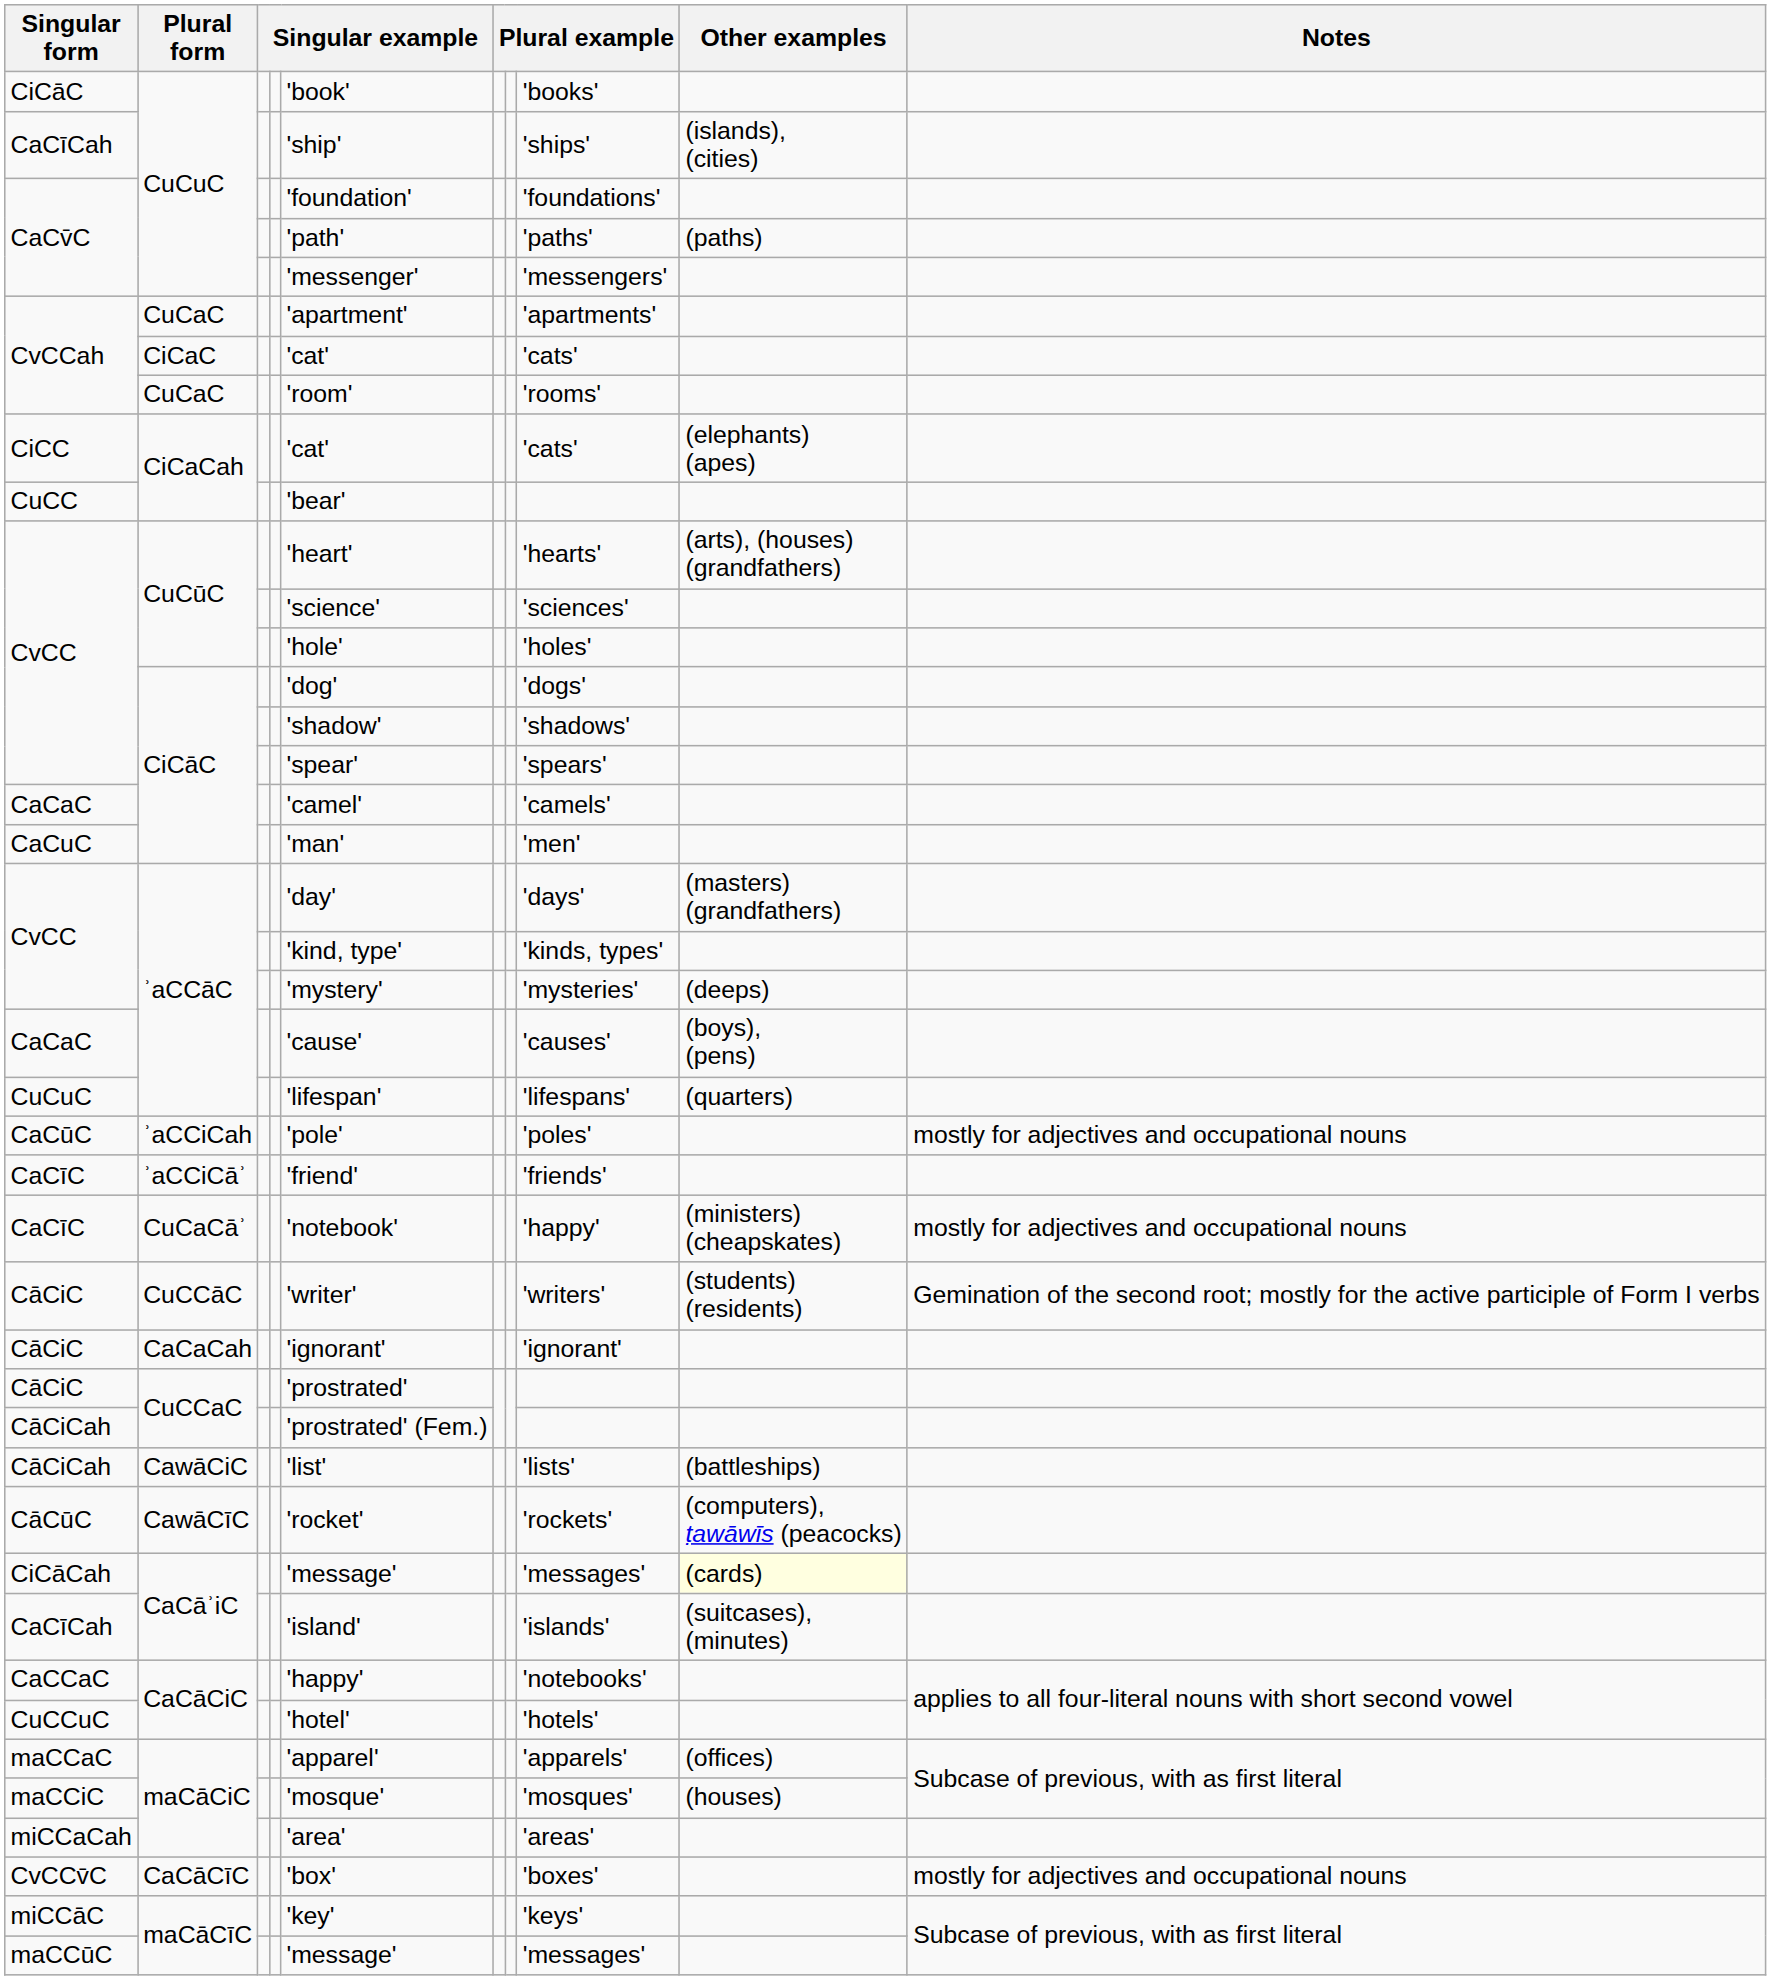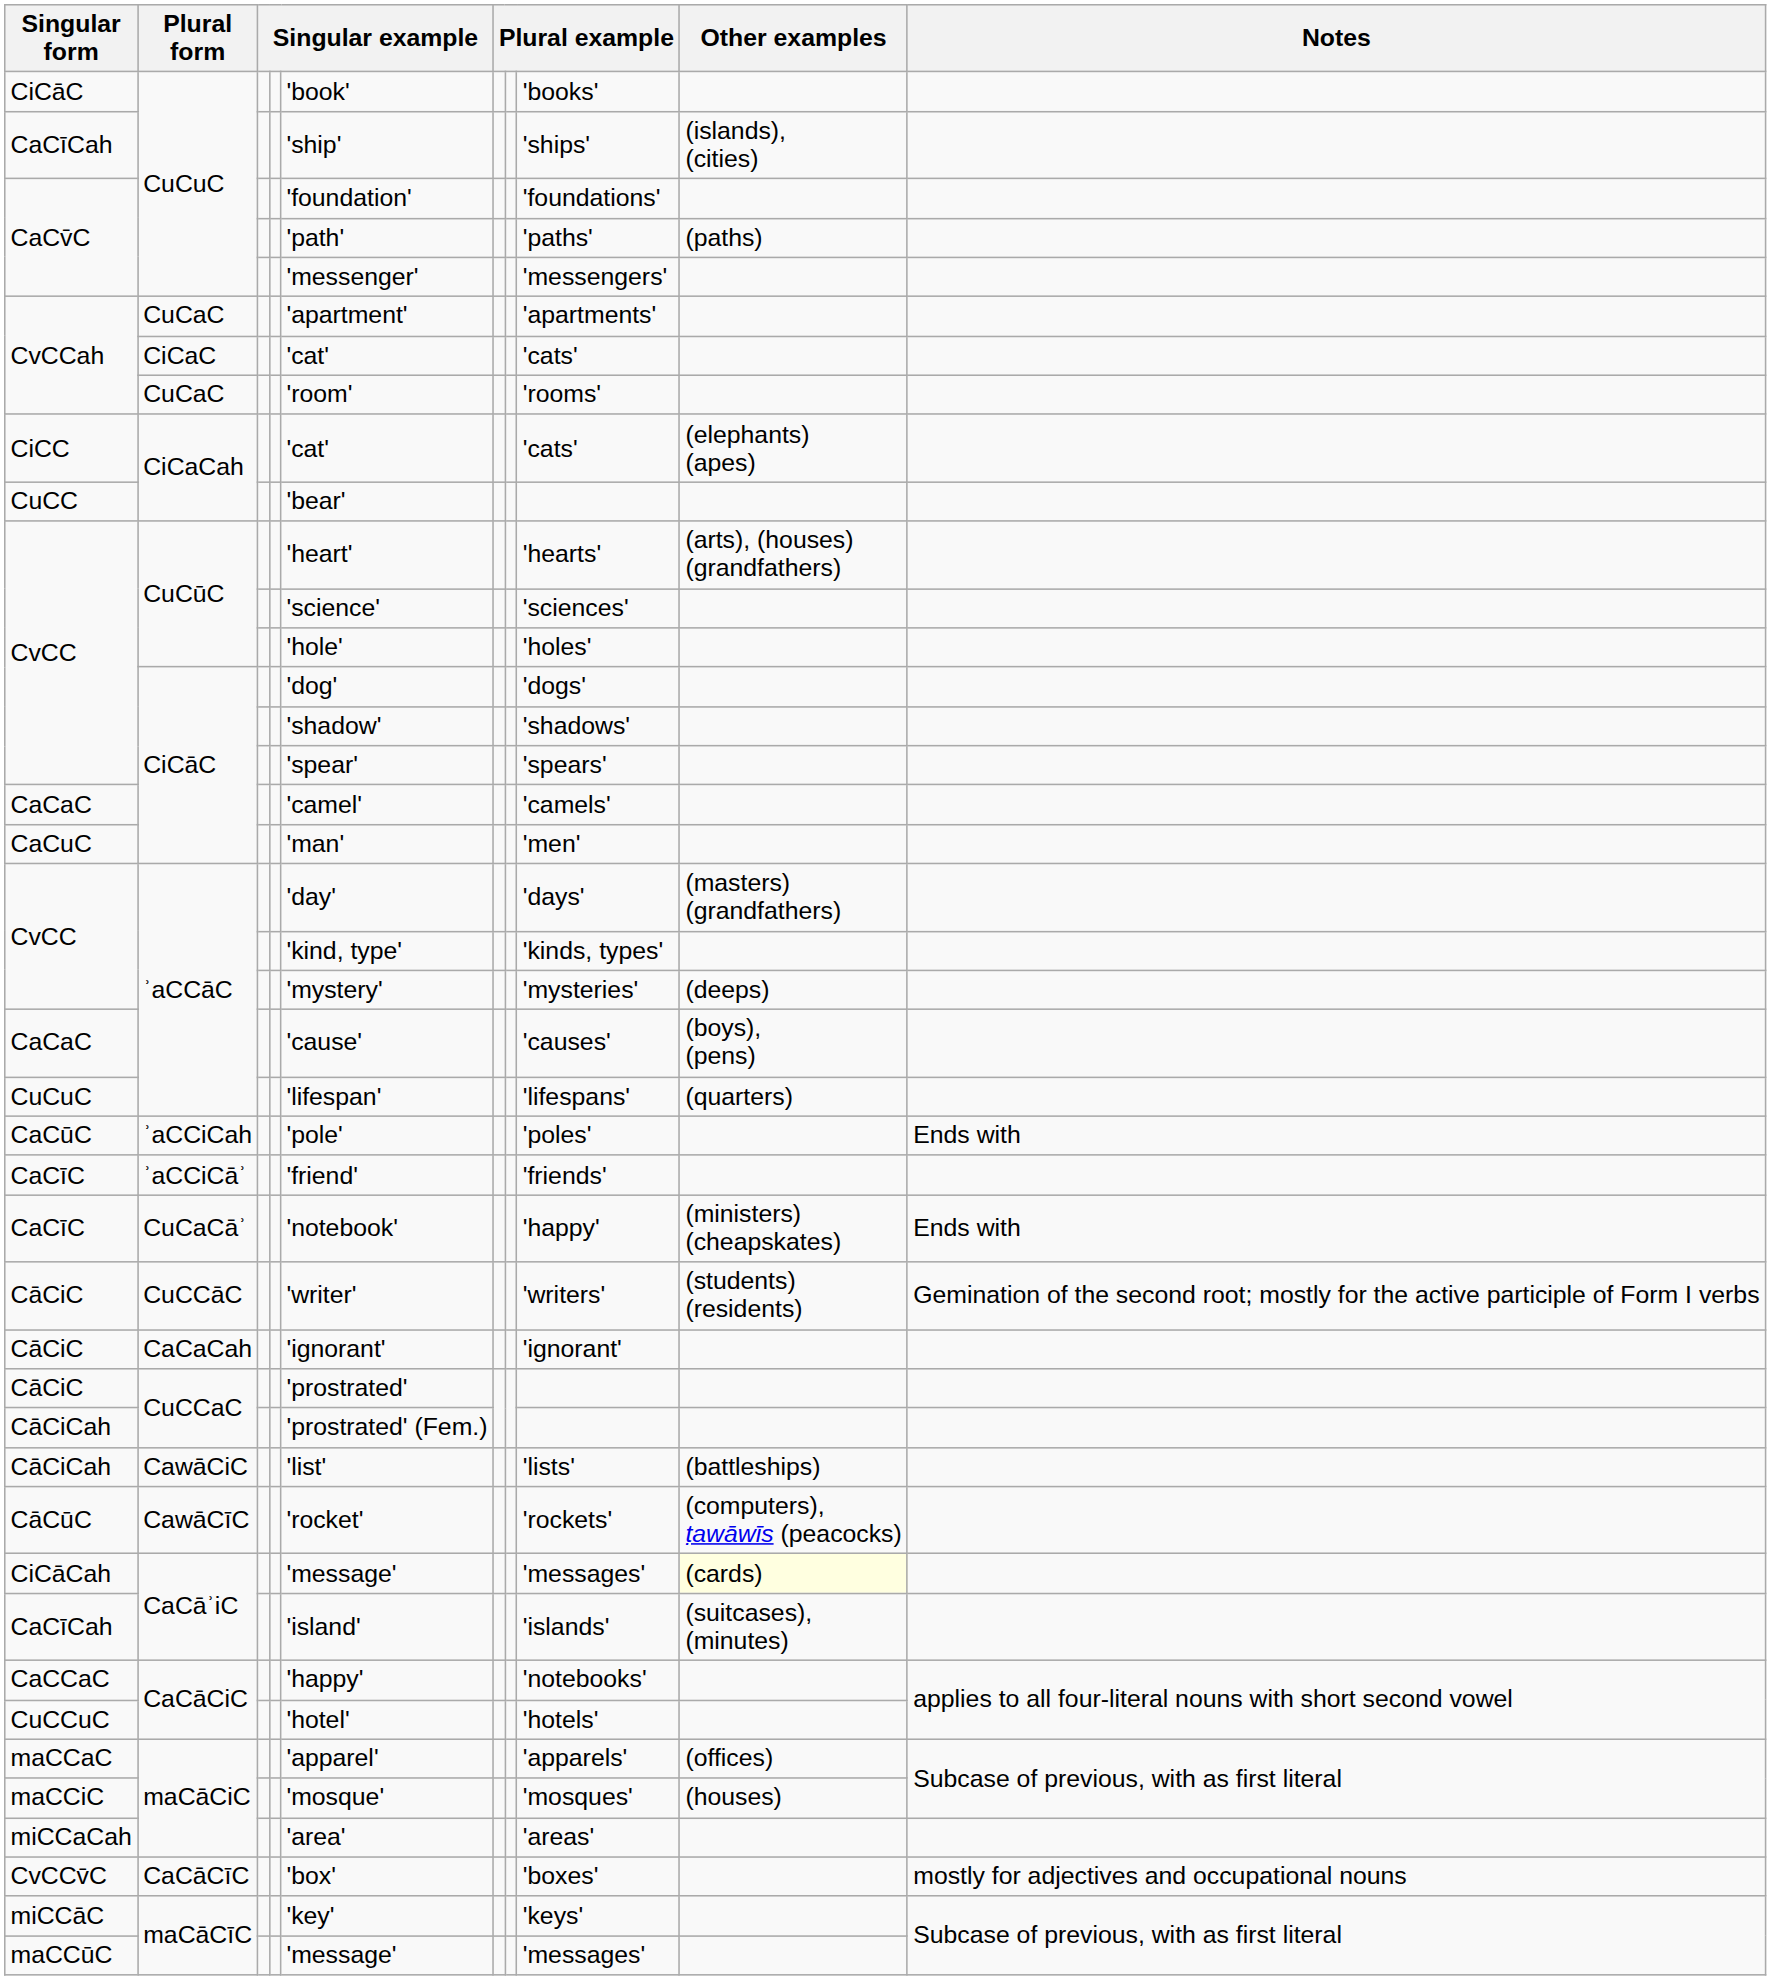(1160, 1135) mostly for adjectives and occupational nouns -> (967, 1135) Ends with
(1160, 1228) mostly for adjectives and occupational nouns -> (967, 1228) Ends with
